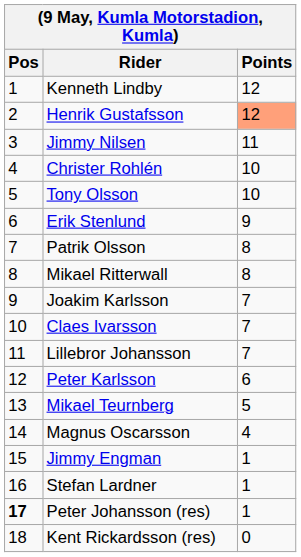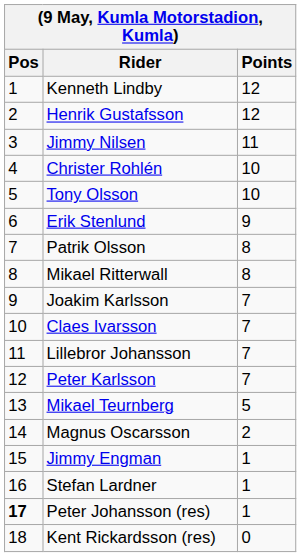(251, 115) lightsalmon background -> (251, 115) no background
(246, 379) 6 -> (246, 379) 7
(246, 432) 4 -> (246, 432) 2
